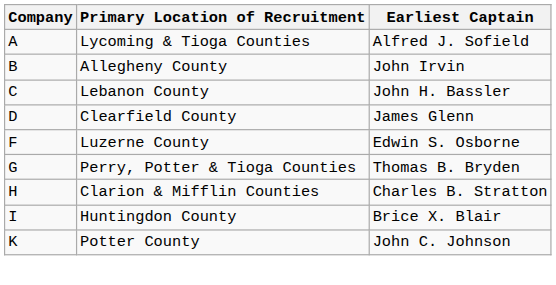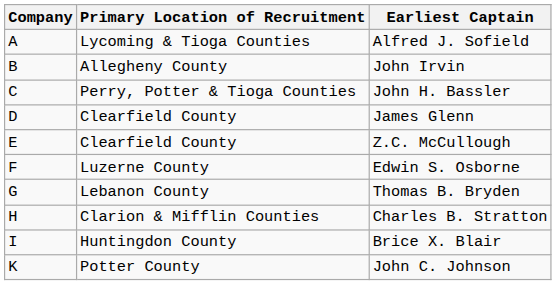(144, 92) Lebanon County -> (218, 92) Perry, Potter & Tioga Counties
+ row: (442, 142)
(218, 167) Perry, Potter & Tioga Counties -> (144, 192) Lebanon County
